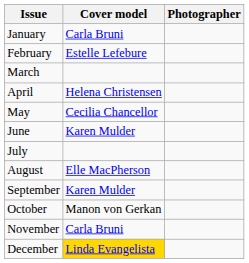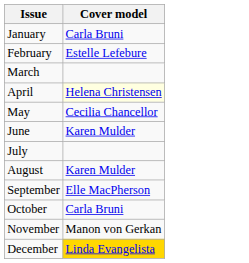- column: (204, 14)
(114, 92) no background -> (114, 92) lightyellow background
(108, 170) Elle MacPherson -> (100, 170) Karen Mulder
(100, 190) Karen Mulder -> (108, 190) Elle MacPherson
(113, 209) Manon von Gerkan -> (94, 209) Carla Bruni
(94, 229) Carla Bruni -> (113, 229) Manon von Gerkan
